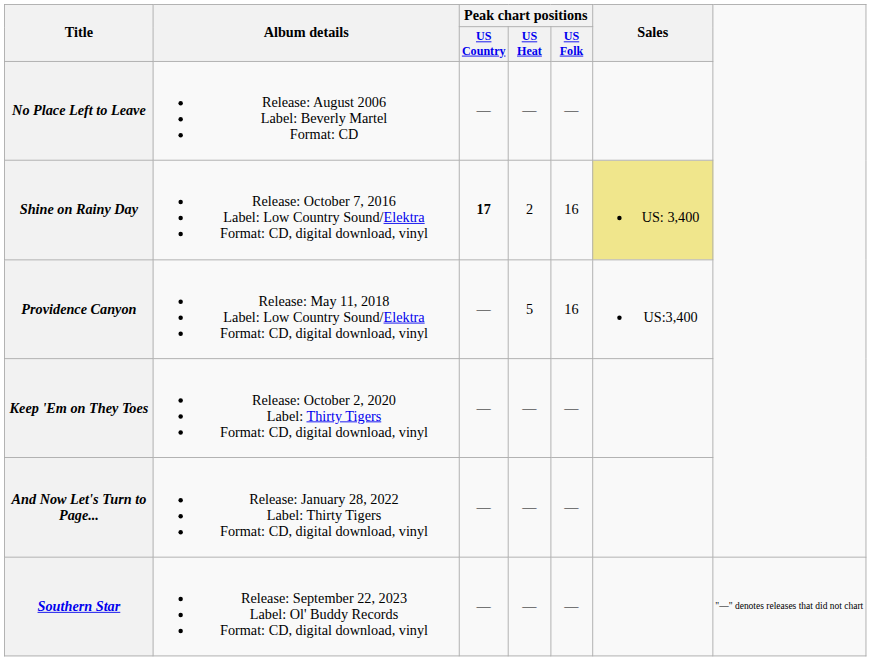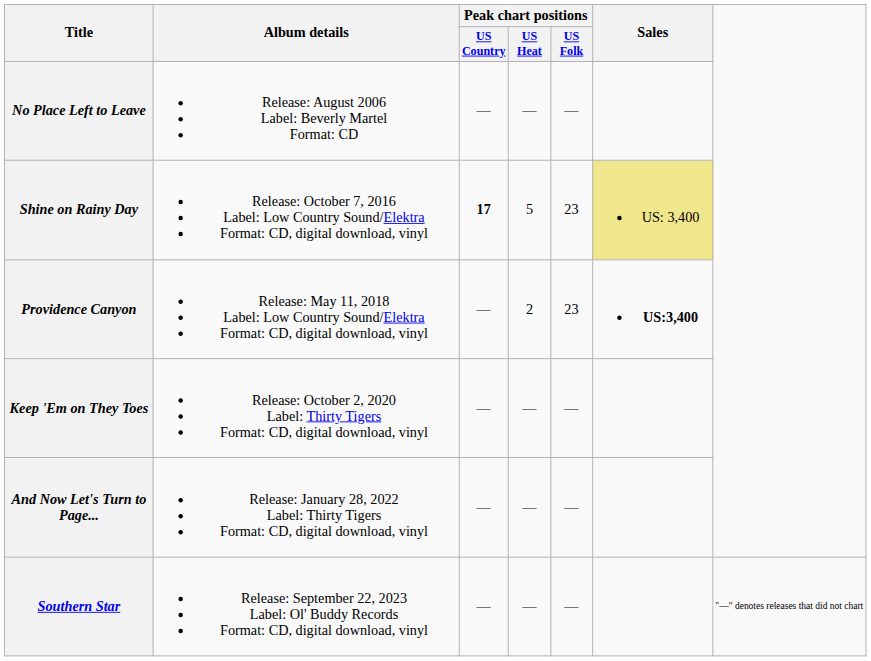(529, 209) 2 -> (529, 209) 5
(571, 209) 16 -> (571, 209) 23
(529, 309) 5 -> (529, 309) 2
(571, 309) 16 -> (571, 309) 23
(653, 317) normal -> (653, 317) bold
